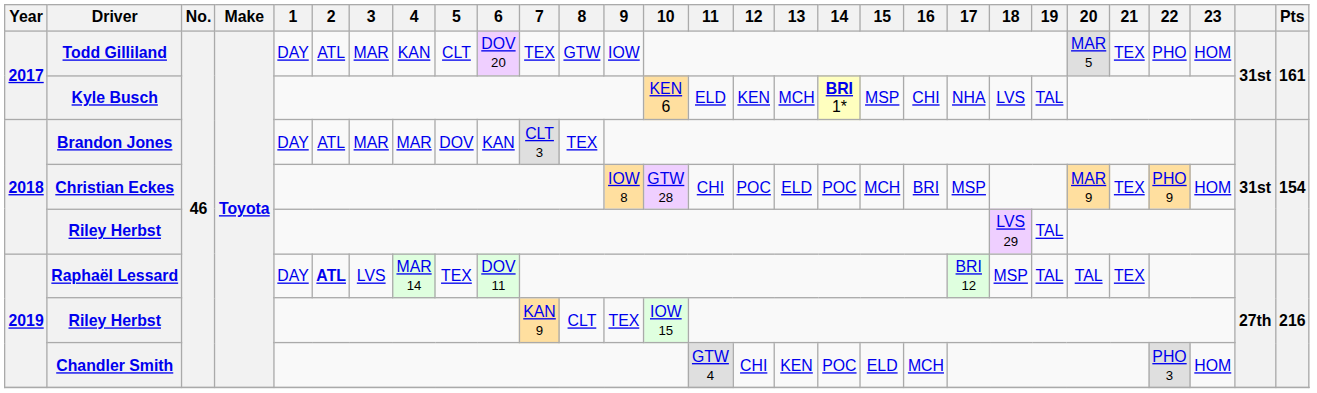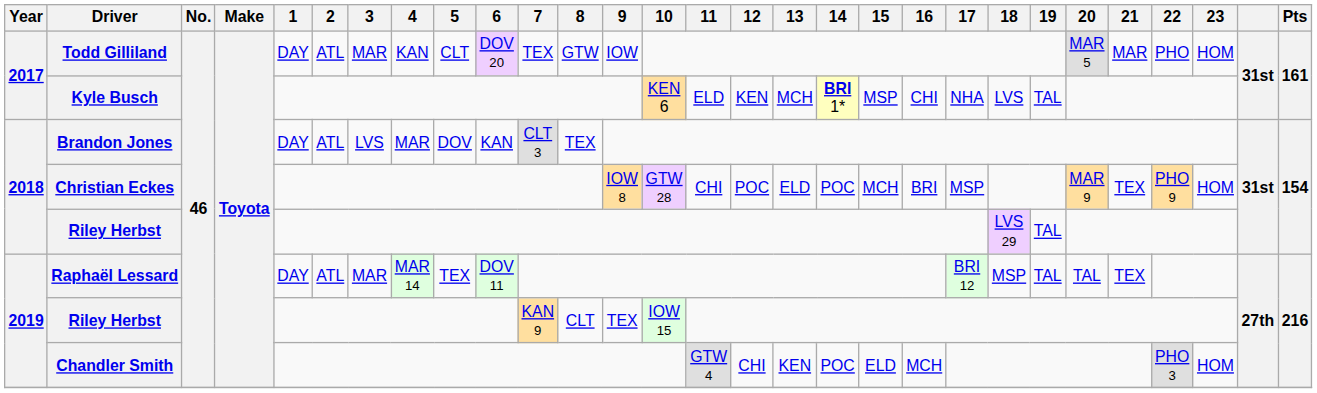(1129, 53) TEX -> (1130, 53) MAR
(371, 142) MAR -> (369, 142) LVS
(331, 276) bold -> (330, 276) normal
(371, 276) LVS -> (369, 276) MAR
